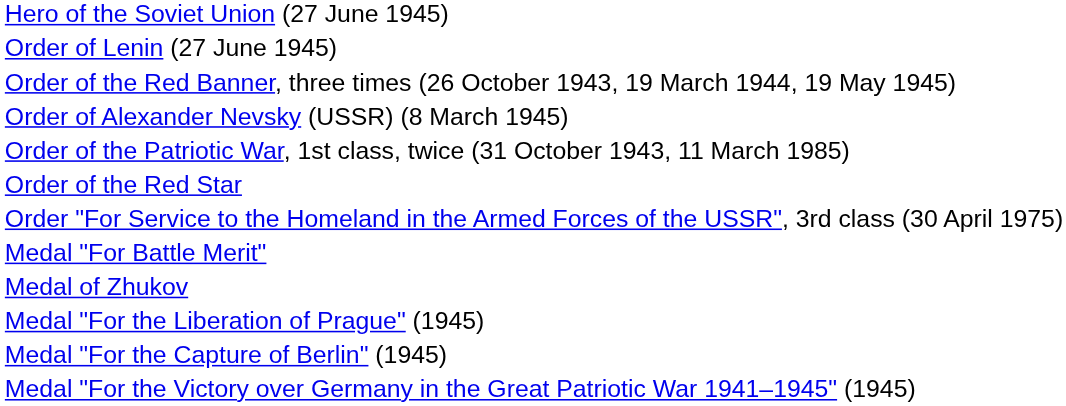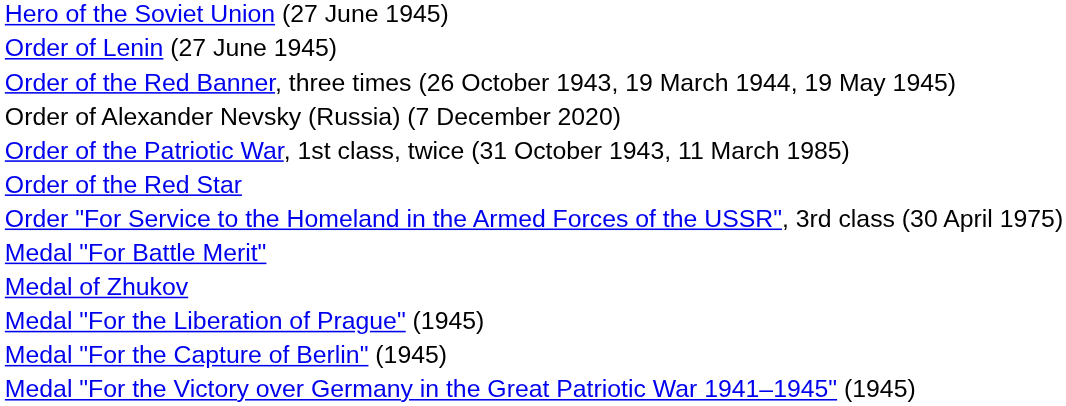- row: (287, 116)
+ row: (313, 116)
